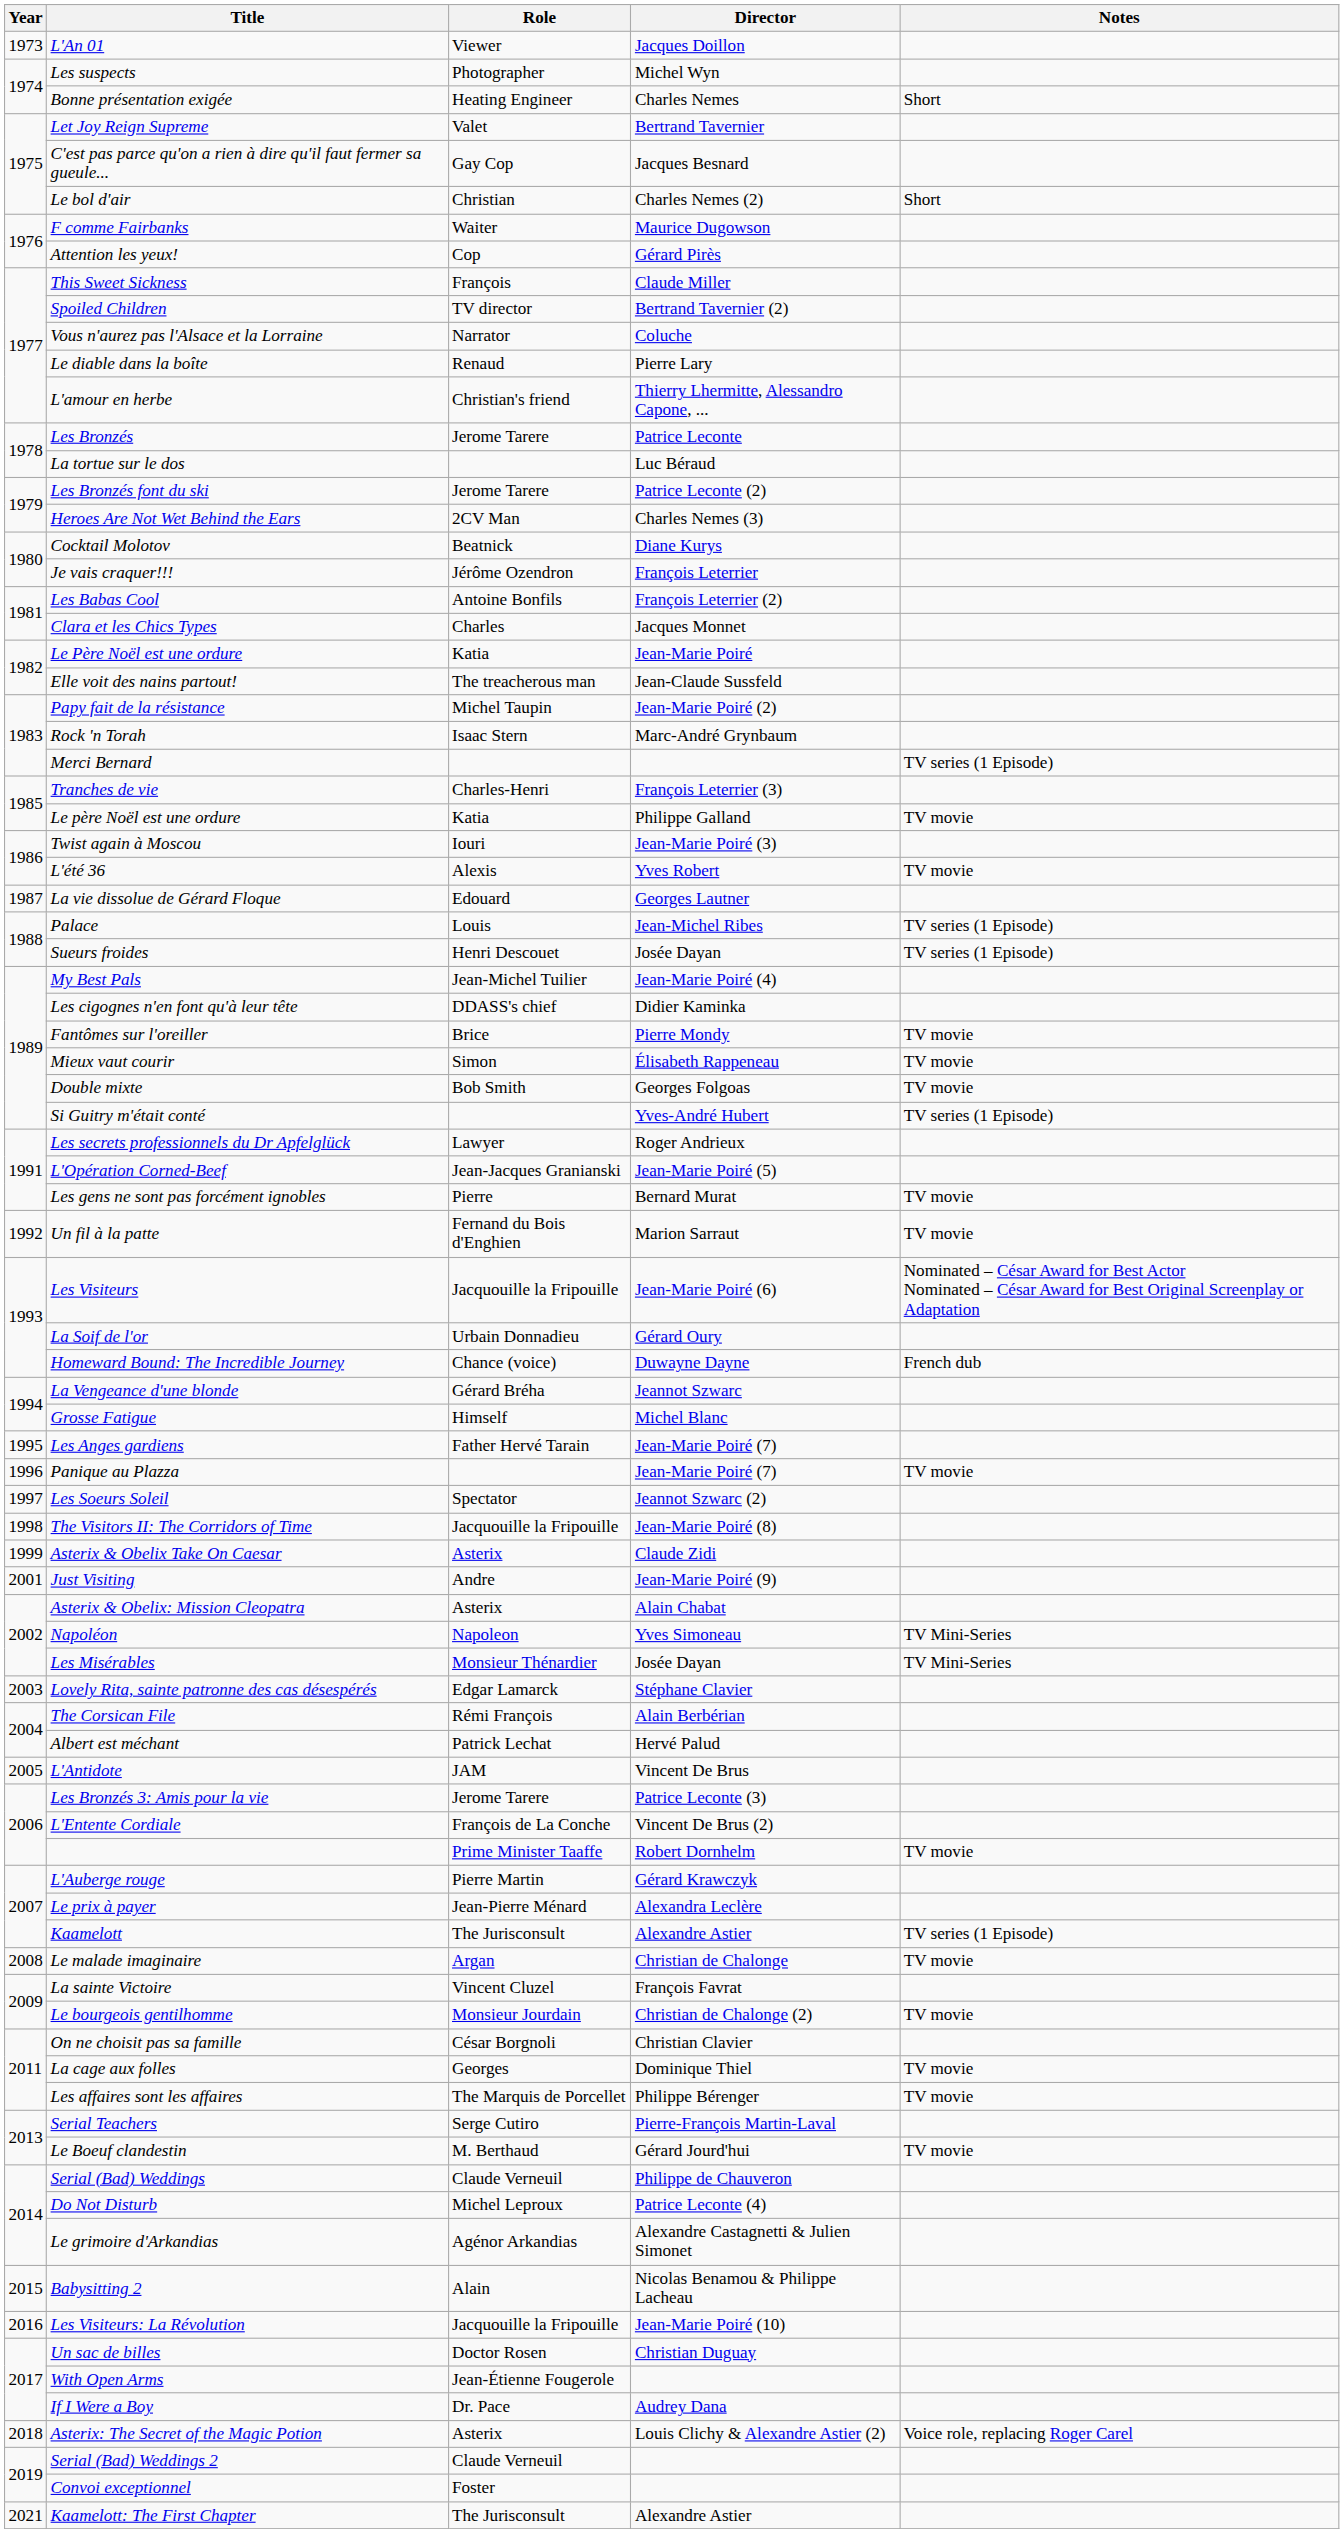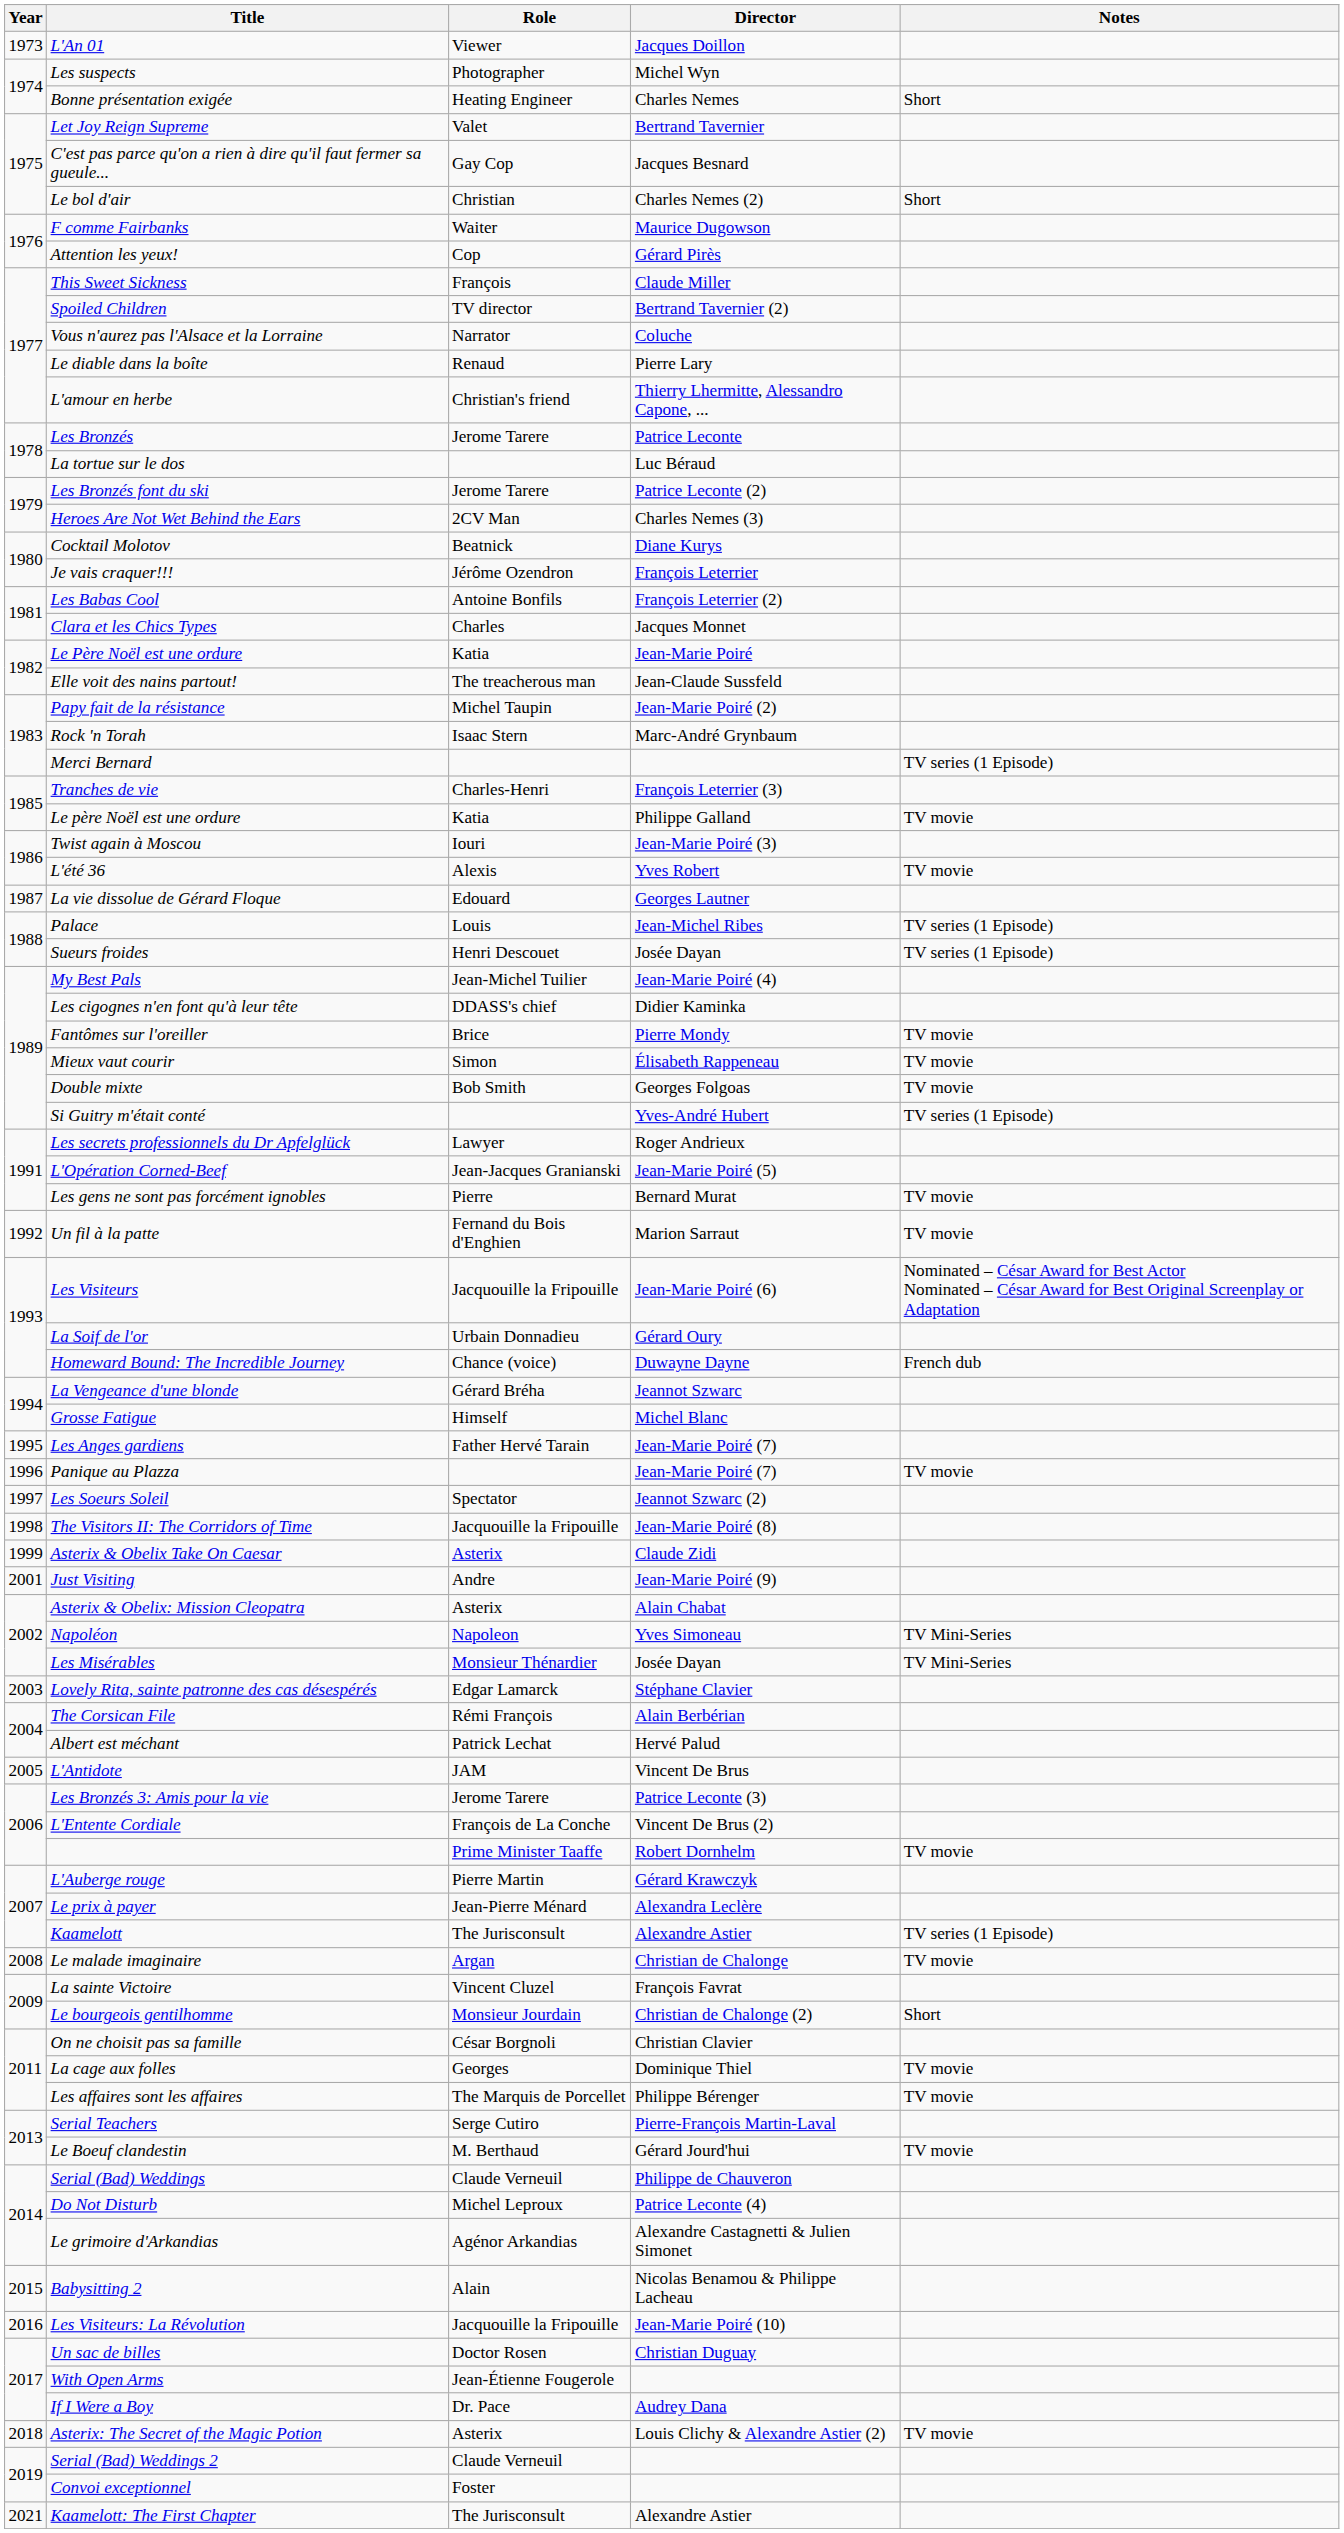(938, 2014) TV movie -> (922, 2014) Short
(1018, 2433) Voice role, replacing Roger Carel -> (938, 2433) TV movie
